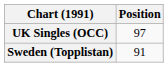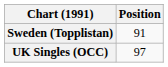rows swapped: (60, 52) <-> (60, 33)
